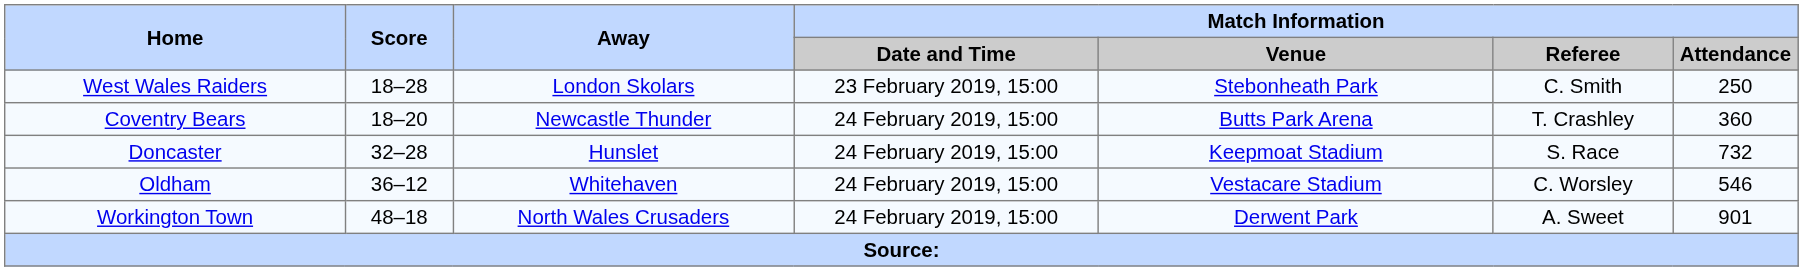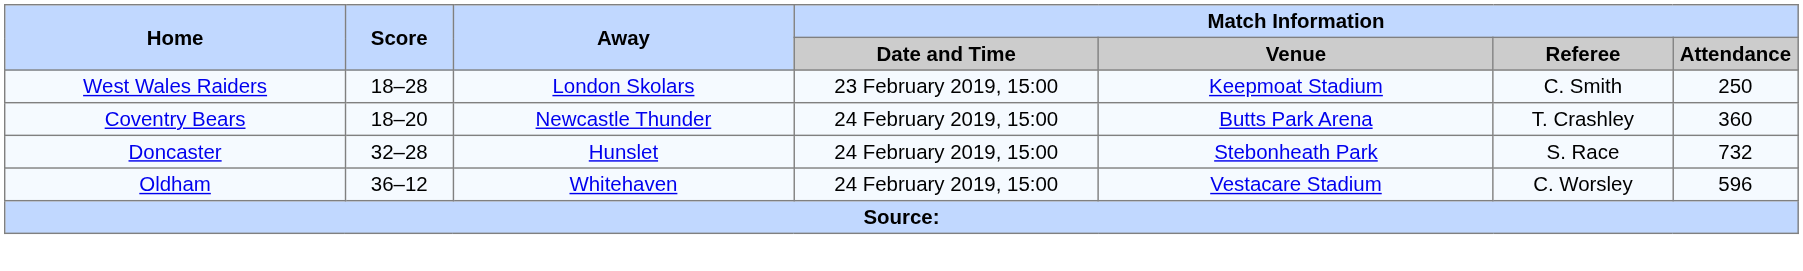(1296, 86) Stebonheath Park -> (1296, 86) Keepmoat Stadium
(1296, 152) Keepmoat Stadium -> (1296, 152) Stebonheath Park
(1735, 184) 546 -> (1735, 184) 596
- row: (175, 217)
